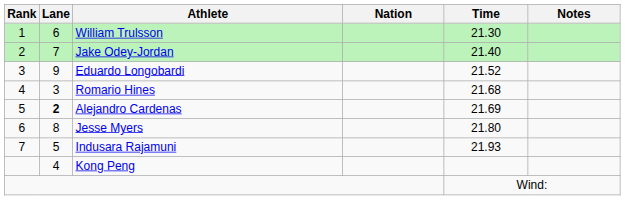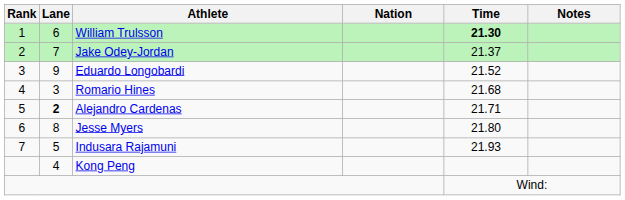(486, 33) normal -> (486, 33) bold
(486, 52) 21.40 -> (486, 52) 21.37
(486, 109) 21.69 -> (486, 109) 21.71
